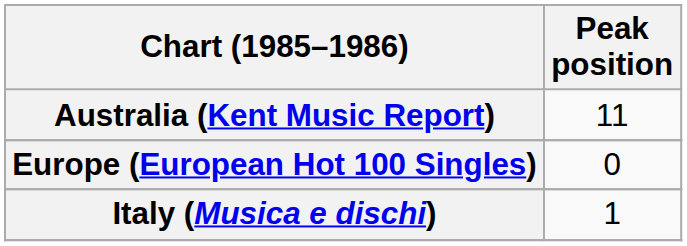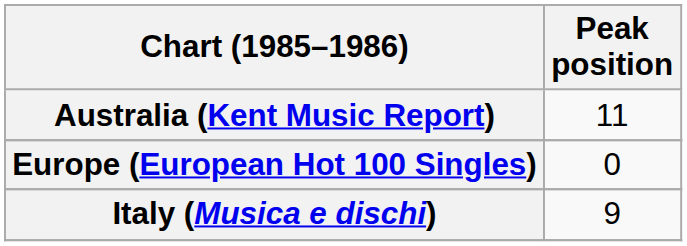(612, 213) 1 -> (612, 213) 9
